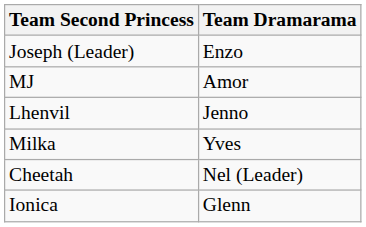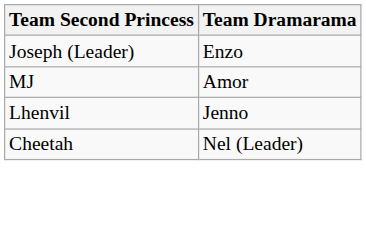- row: (32, 143)
- row: (33, 205)
